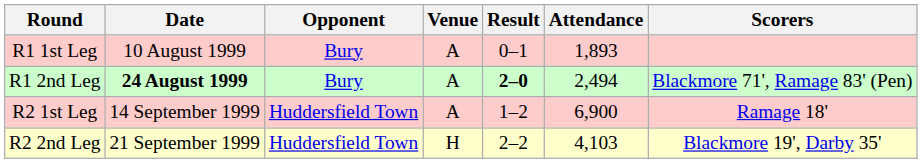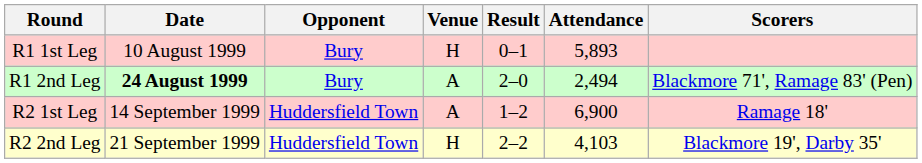(453, 50) A -> (453, 50) H
(596, 50) 1,893 -> (596, 50) 5,893
(513, 81) bold -> (513, 81) normal
